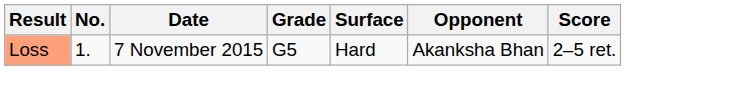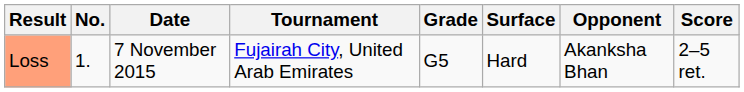+ column: (325, 19)
